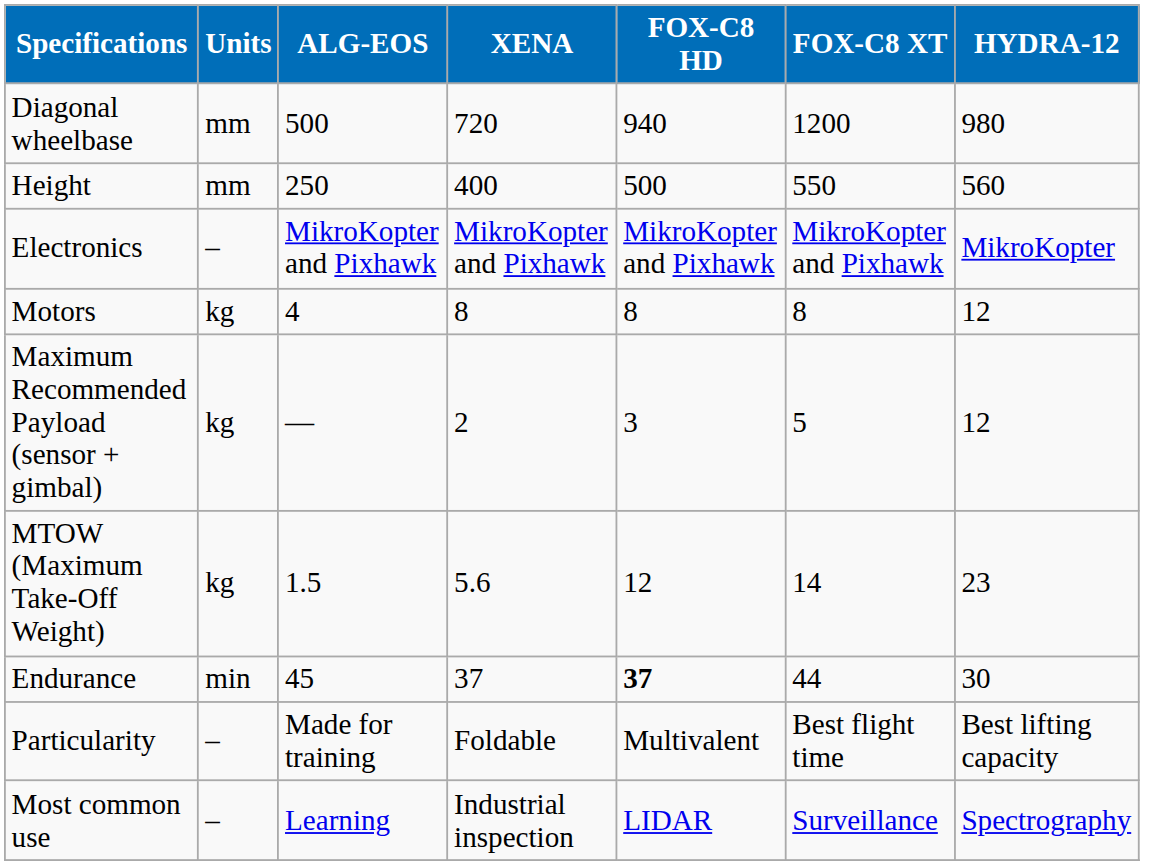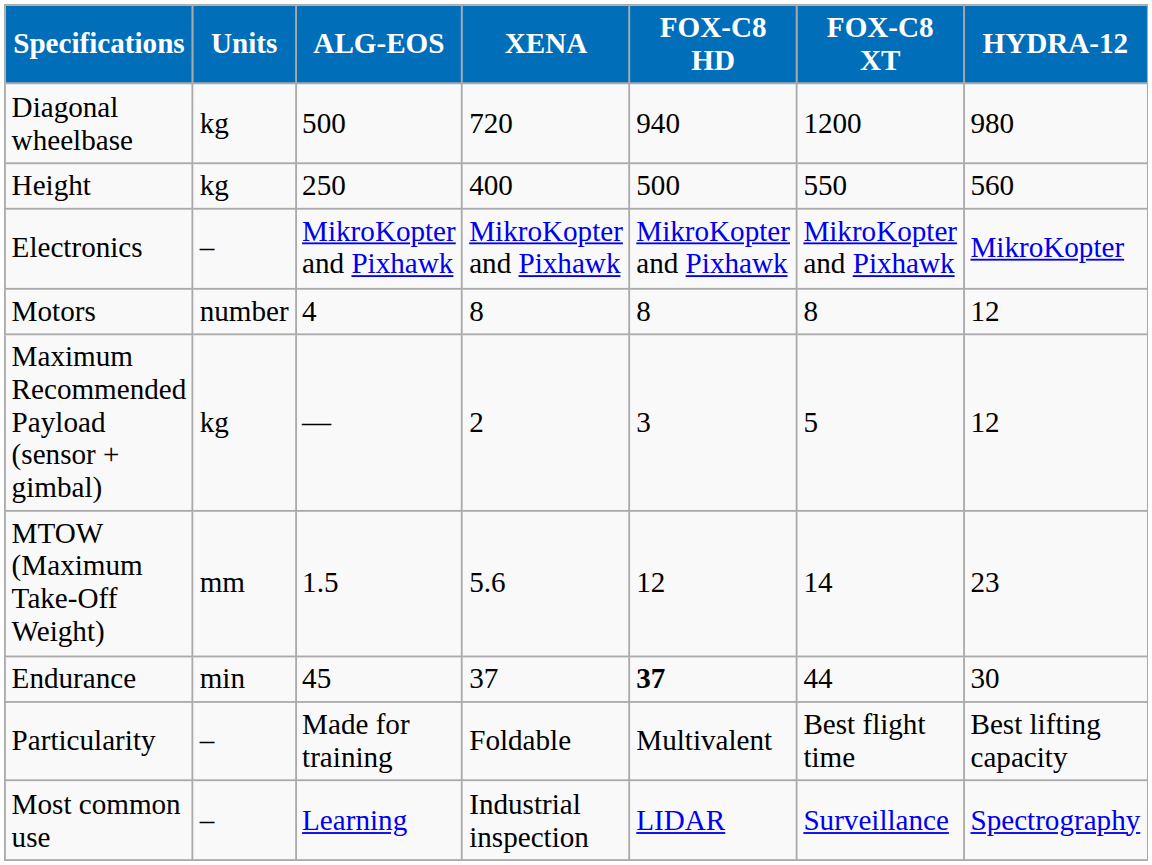(228, 122) mm -> (214, 122) kg
(228, 185) mm -> (214, 185) kg
(220, 310) kg -> (244, 310) number
(220, 583) kg -> (222, 583) mm
